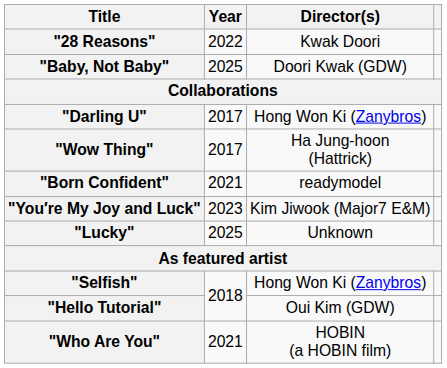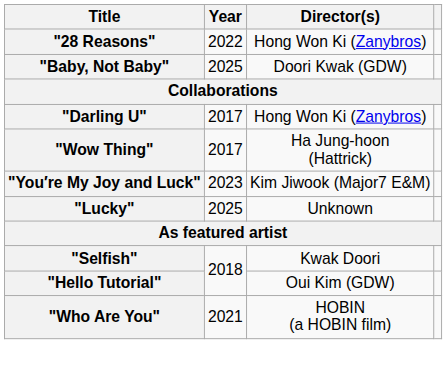(340, 41) Kwak Doori -> (340, 41) Hong Won Ki (Zanybros)
- row: (104, 183)
(340, 283) Hong Won Ki (Zanybros) -> (340, 258) Kwak Doori
